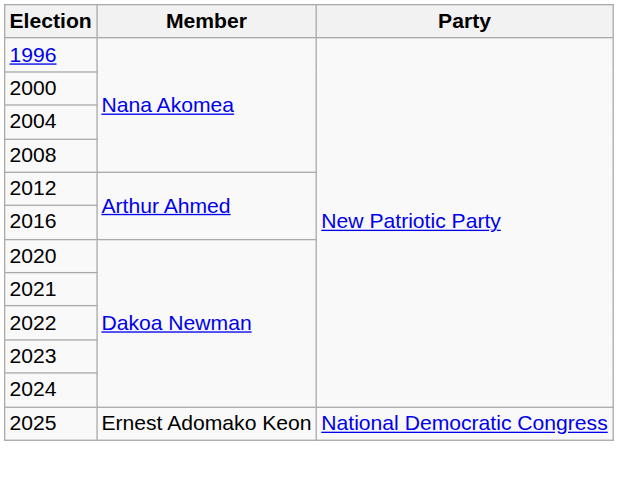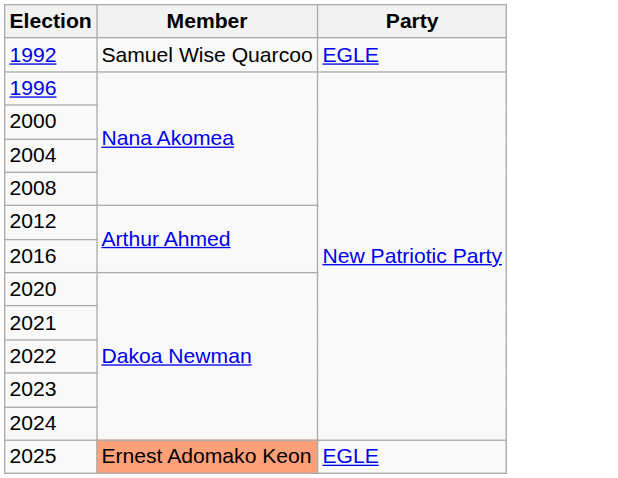+ row: (33, 54)
(206, 423) no background -> (206, 456) lightsalmon background
(465, 423) National Democratic Congress -> (351, 456) EGLE
